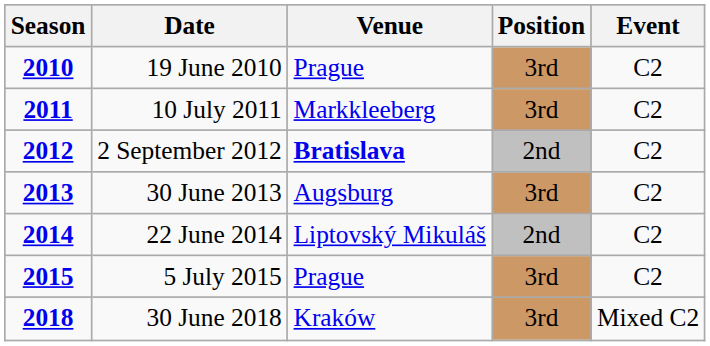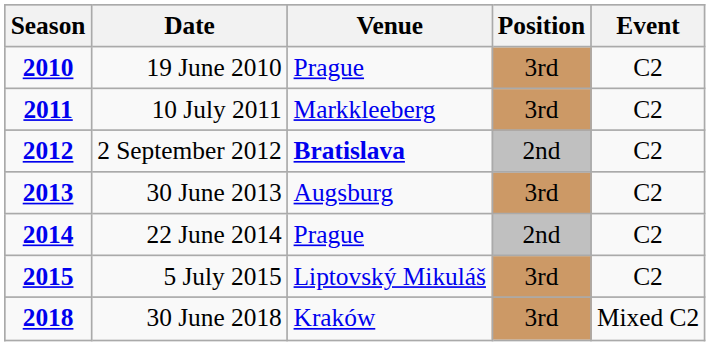(390, 234) Liptovský Mikuláš -> (329, 234) Prague
(329, 276) Prague -> (390, 276) Liptovský Mikuláš
